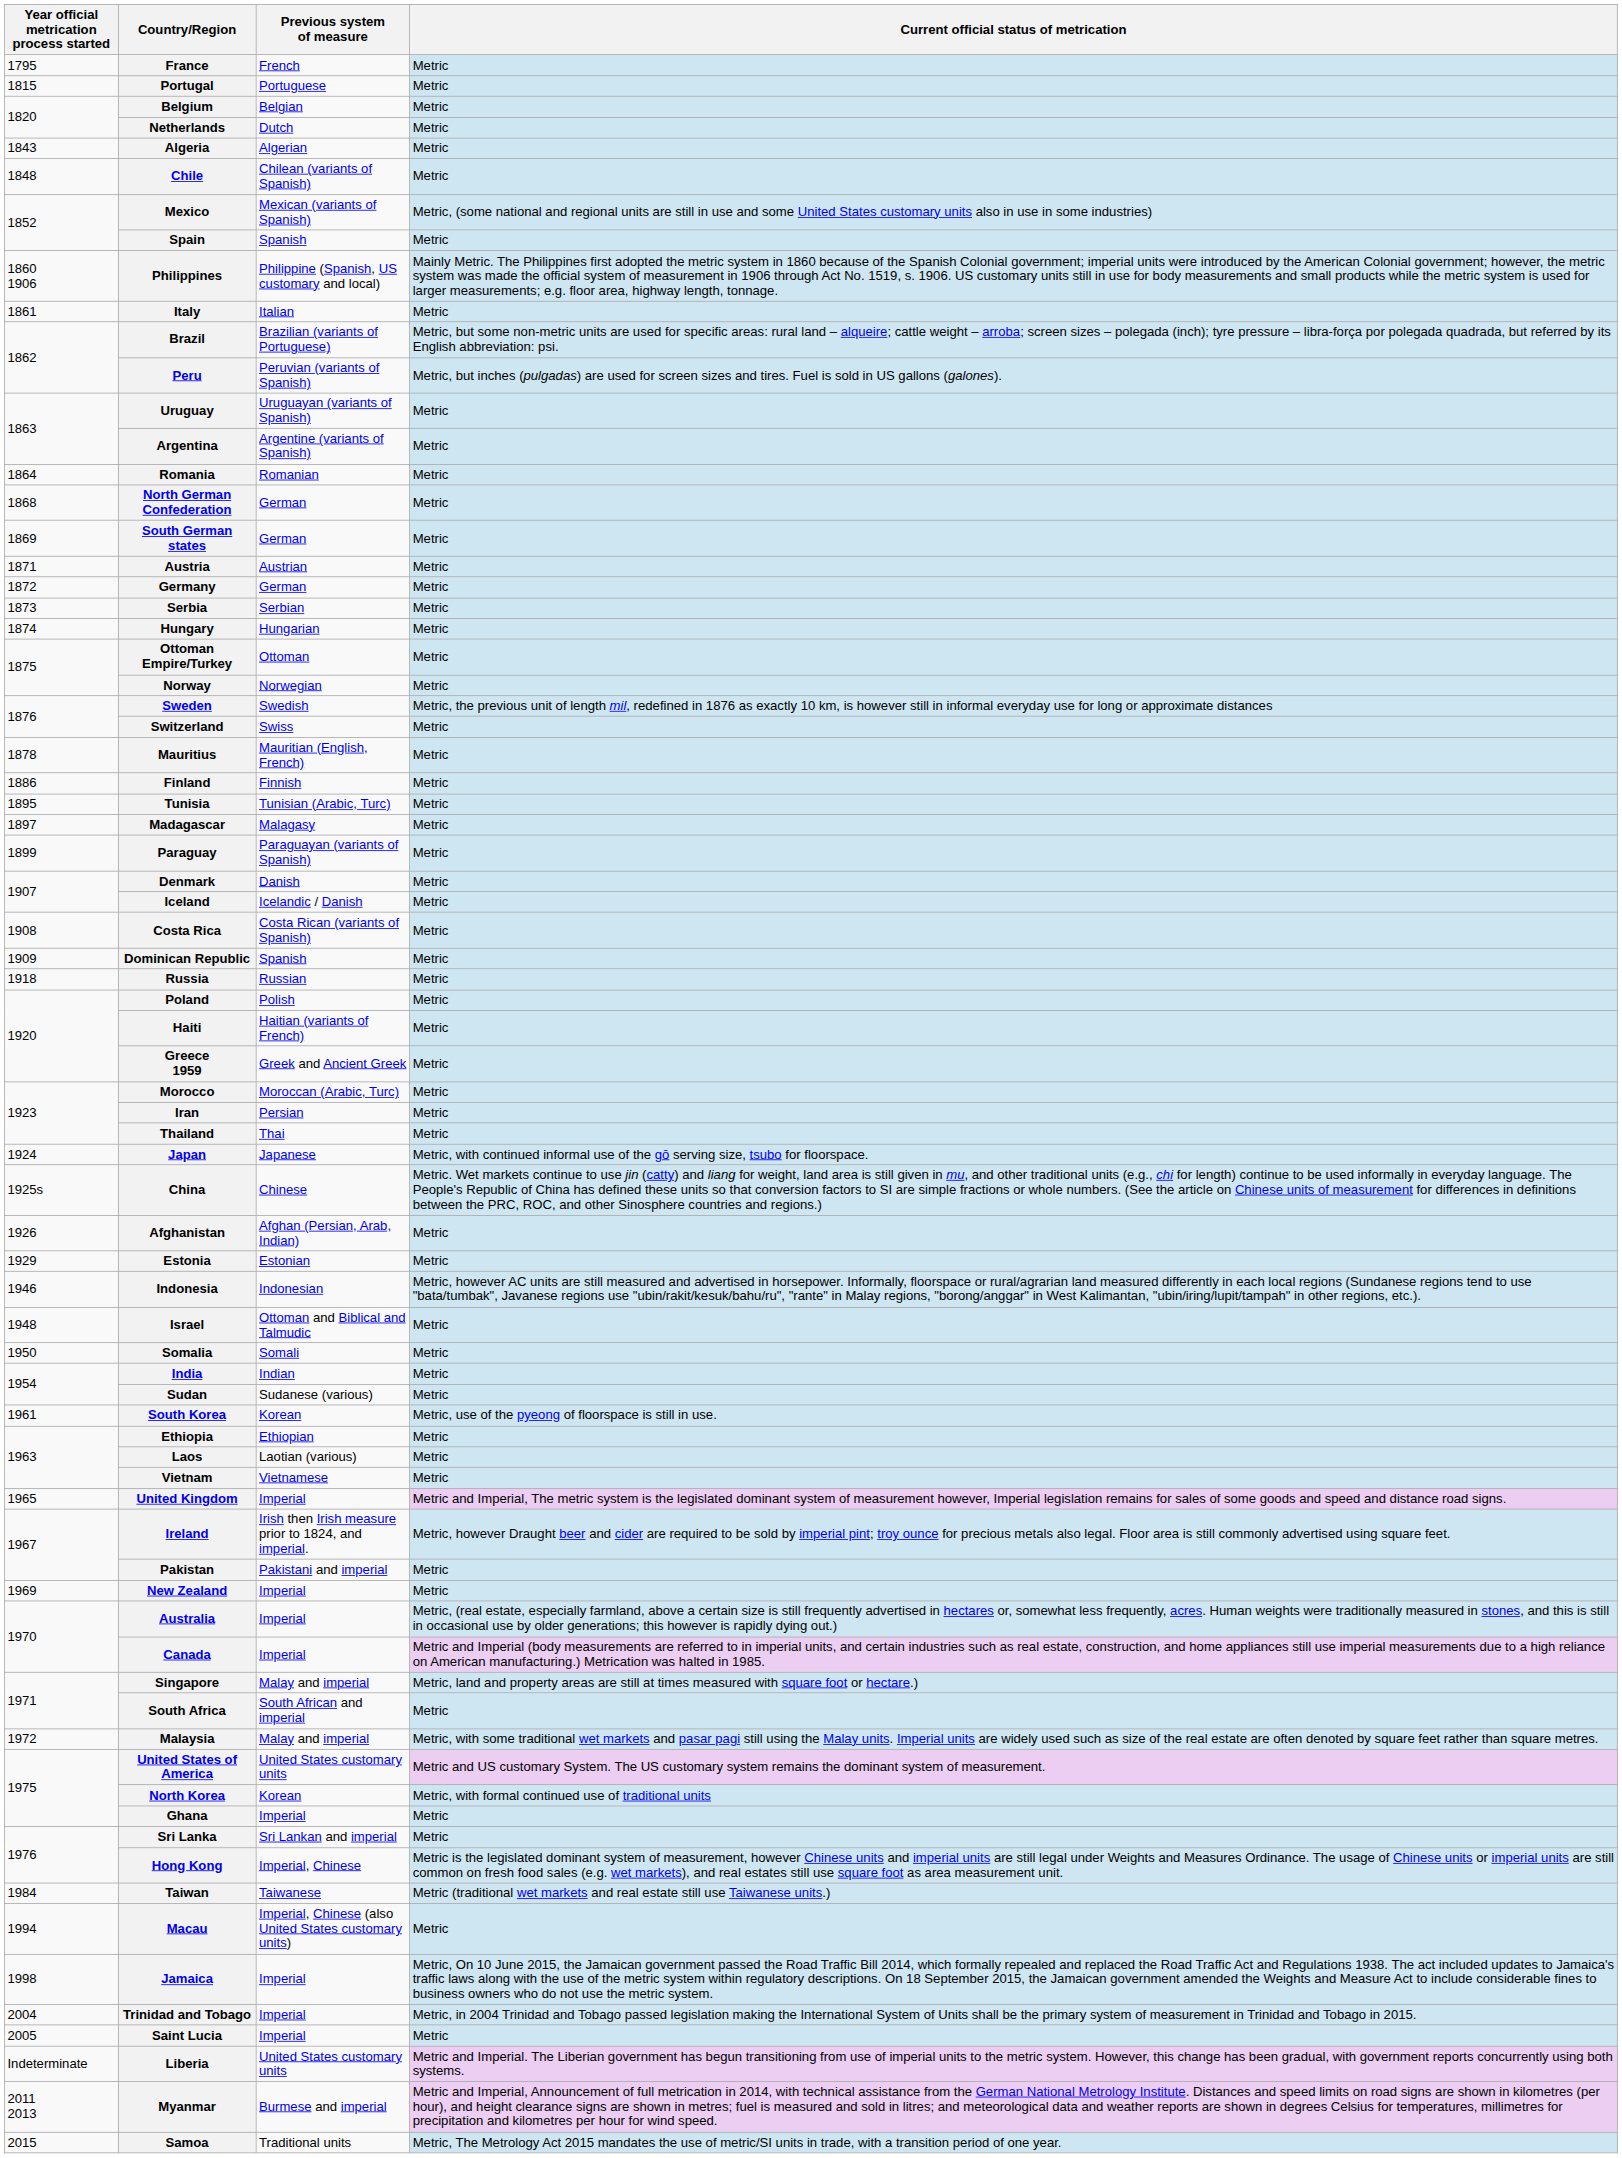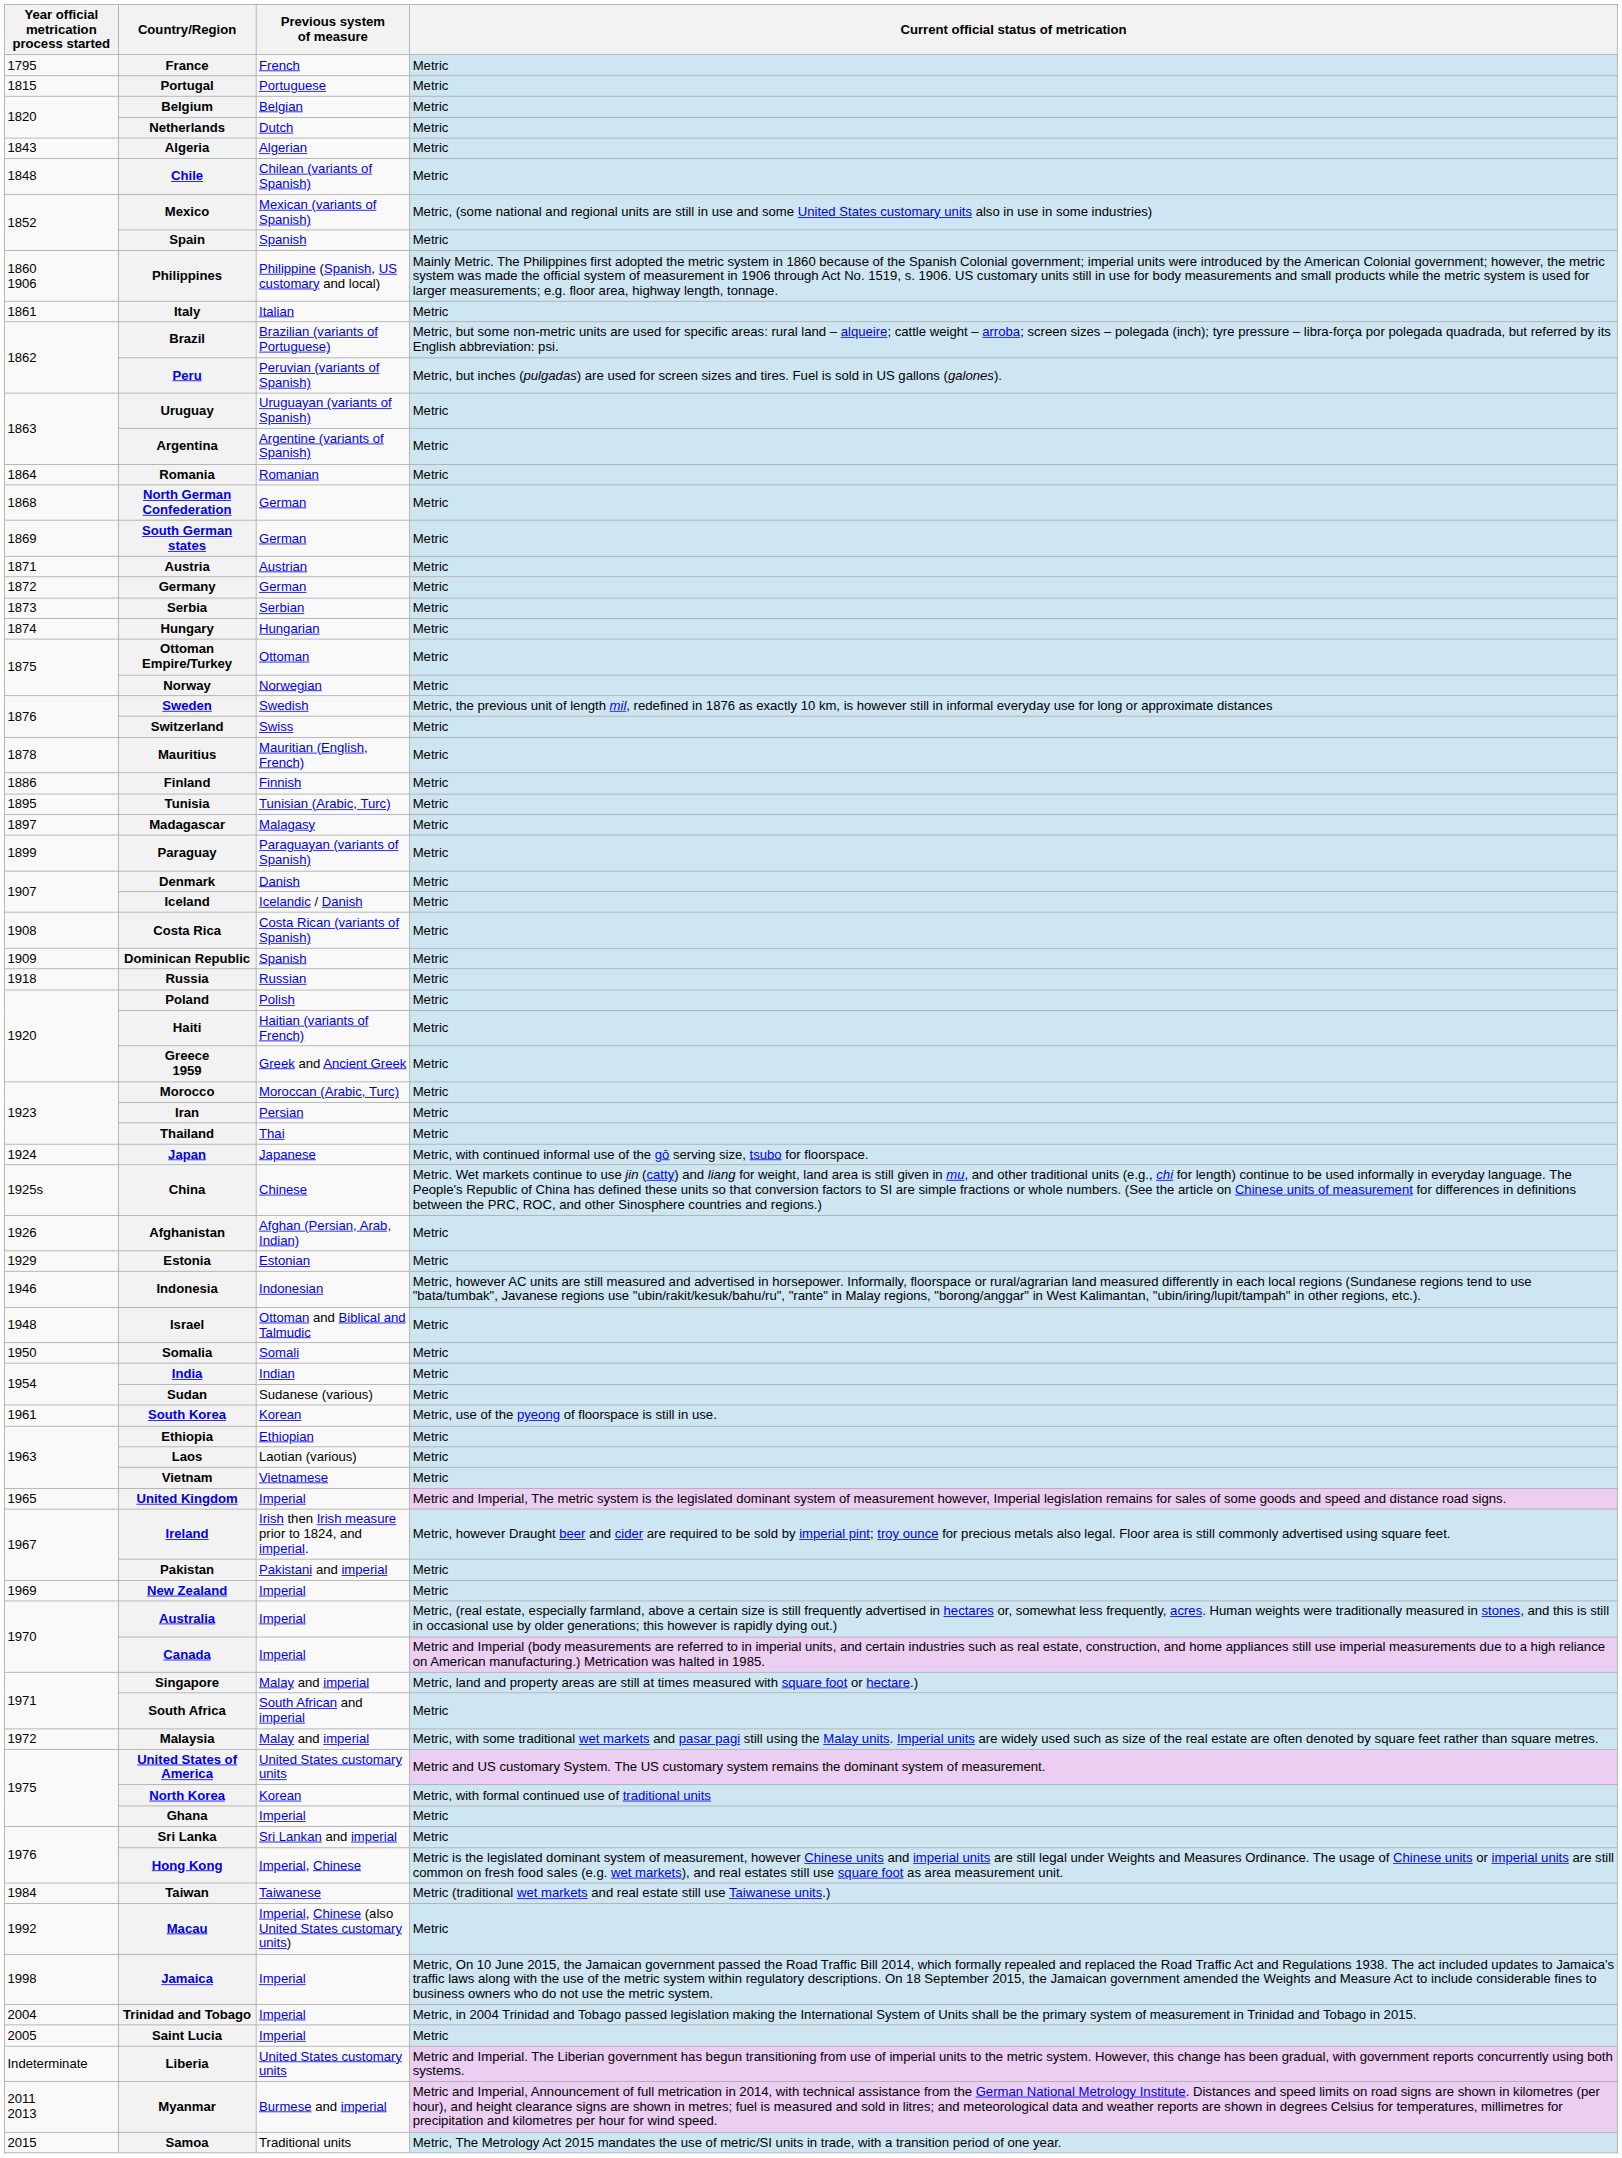(22, 1928) 1994 -> (22, 1928) 1992
